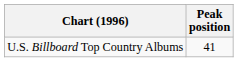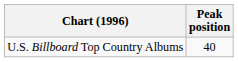(210, 47) 41 -> (210, 47) 40
